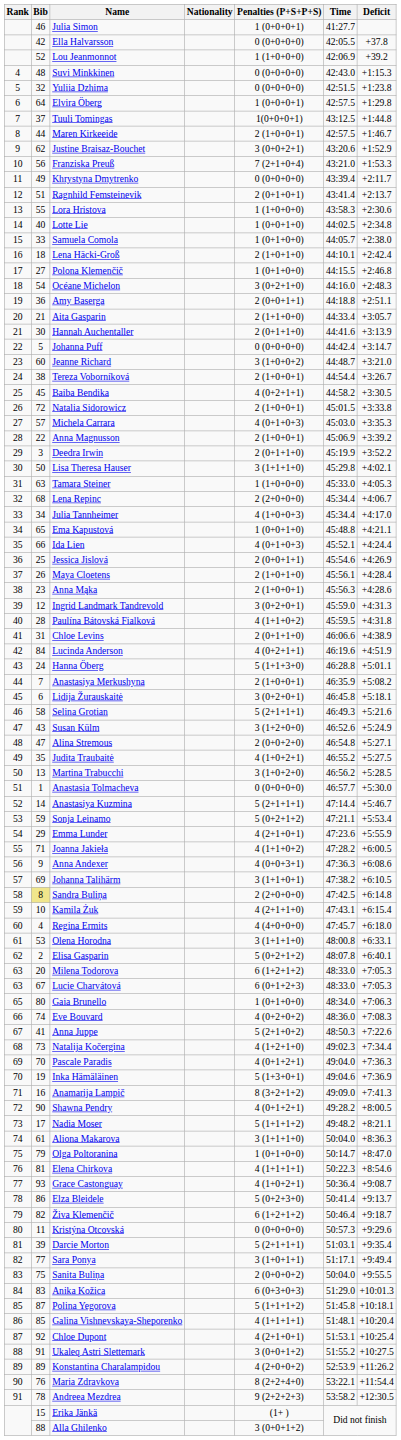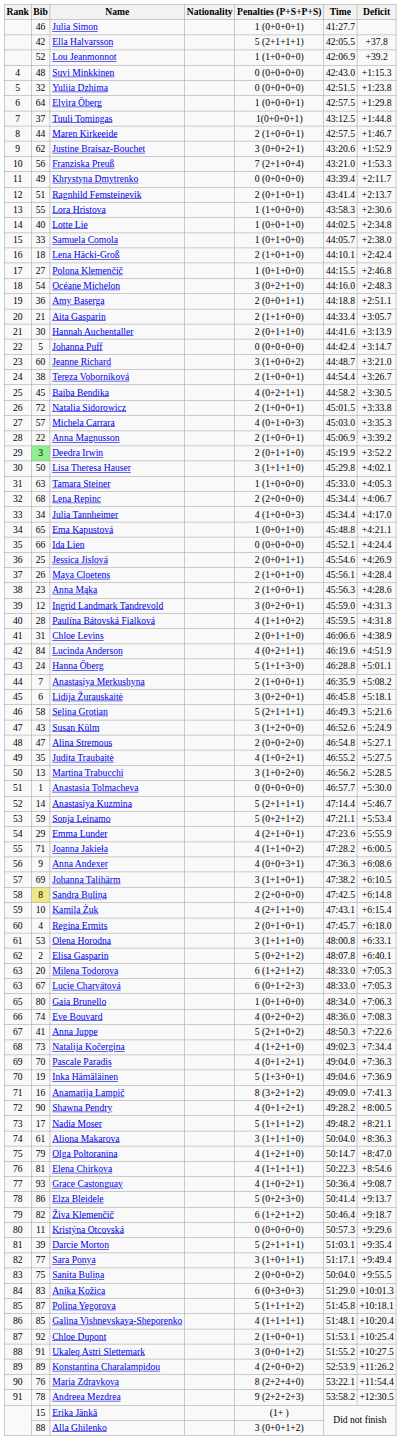(279, 42) 0 (0+0+0+0) -> (279, 42) 5 (2+1+1+1)
(41, 453) no background -> (41, 453) lightgreen background
(279, 544) 4 (0+1+0+3) -> (279, 544) 0 (0+0+0+0)
(279, 925) 4 (4+0+0+0) -> (279, 925) 2 (0+1+0+1)
(279, 1153) 1 (0+1+0+0) -> (279, 1153) 4 (1+2+1+0)
(279, 1336) 4 (2+1+0+1) -> (279, 1336) 2 (1+0+0+1)
